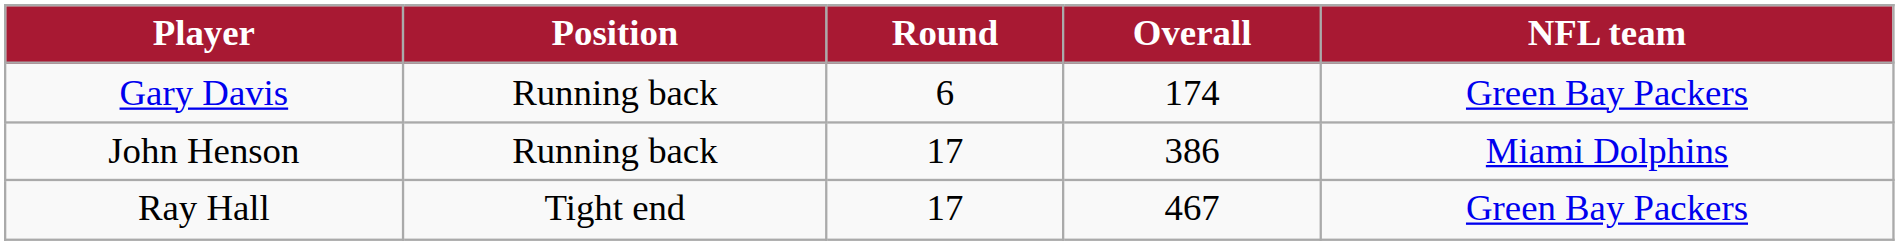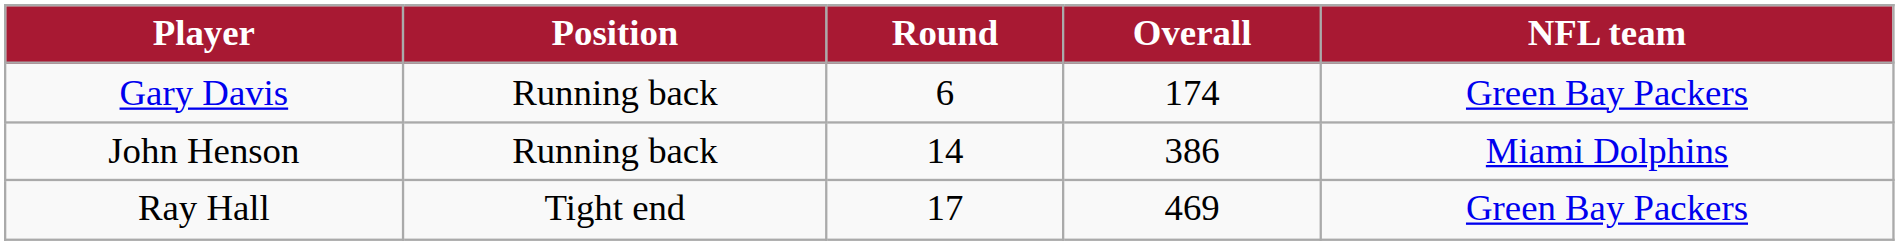(945, 150) 17 -> (945, 150) 14
(1192, 208) 467 -> (1192, 208) 469
